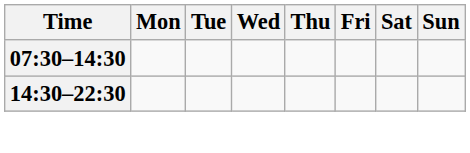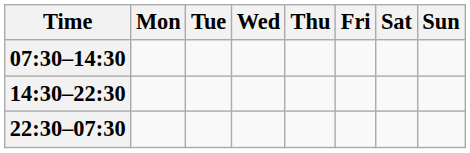+ row: (68, 128)
